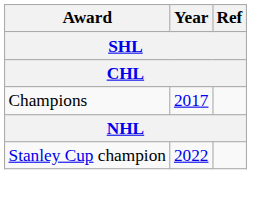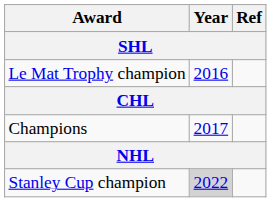+ row: (97, 73)
(191, 155) no background -> (211, 182) lightgrey background
